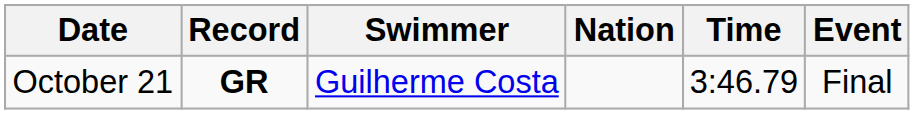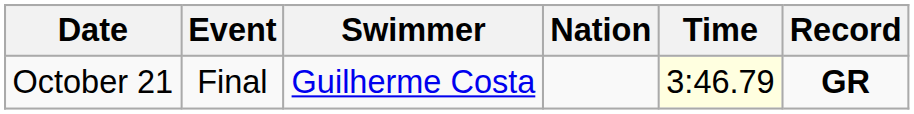columns swapped: (857, 30) <-> (244, 30)
(744, 81) no background -> (720, 81) lightyellow background
